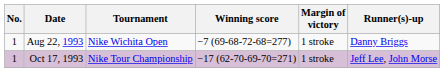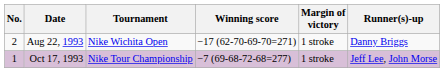(14, 42) 1 -> (14, 42) 2
(244, 42) −7 (69-68-72-68=277) -> (247, 42) −17 (62-70-69-70=271)
(247, 59) −17 (62-70-69-70=271) -> (244, 59) −7 (69-68-72-68=277)
